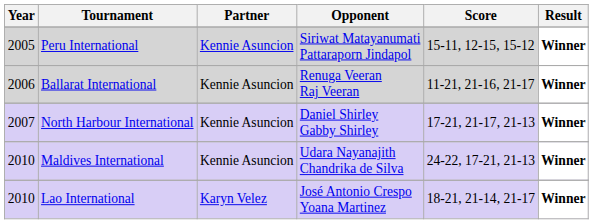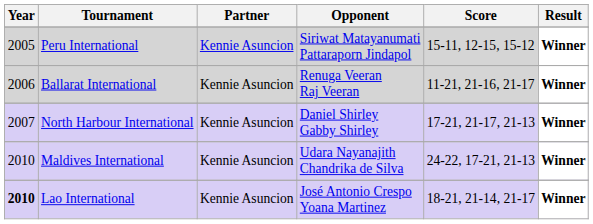(21, 199) normal -> (21, 199) bold
(233, 199) Karyn Velez -> (247, 199) Kennie Asuncion
